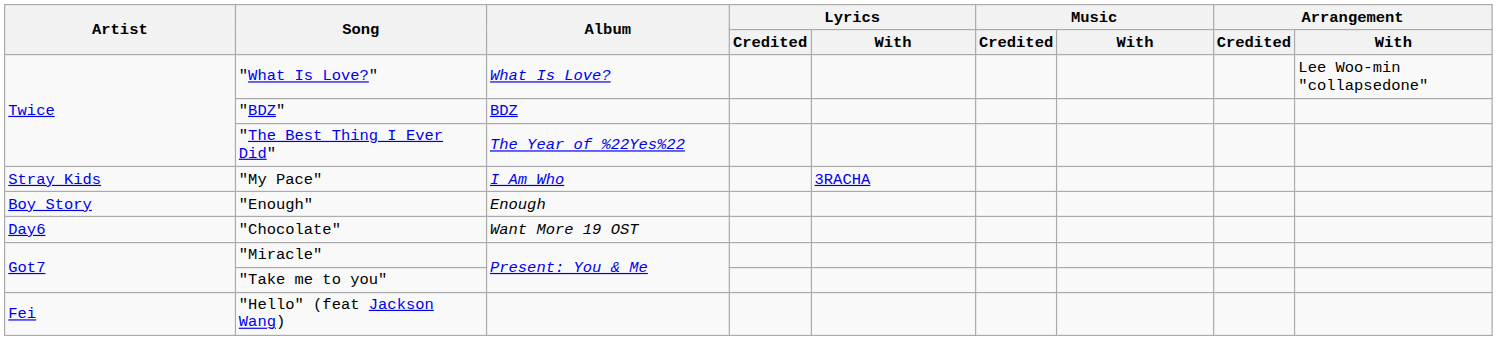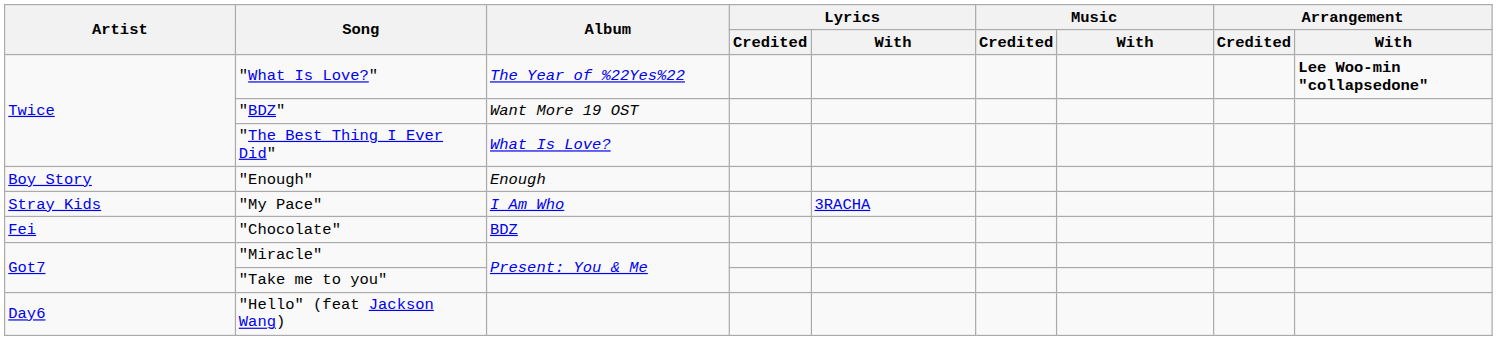(550, 77) What Is Love? -> (587, 77) The Year of %22Yes%22
(1363, 77) normal -> (1363, 77) bold
(504, 111) BDZ -> (564, 111) Want More 19 OST
(587, 145) The Year of %22Yes%22 -> (550, 145) What Is Love?
rows swapped: (281, 179) <-> (276, 204)
(27, 229) Day6 -> (22, 229) Fei
(564, 229) Want More 19 OST -> (504, 229) BDZ
(22, 314) Fei -> (27, 314) Day6
